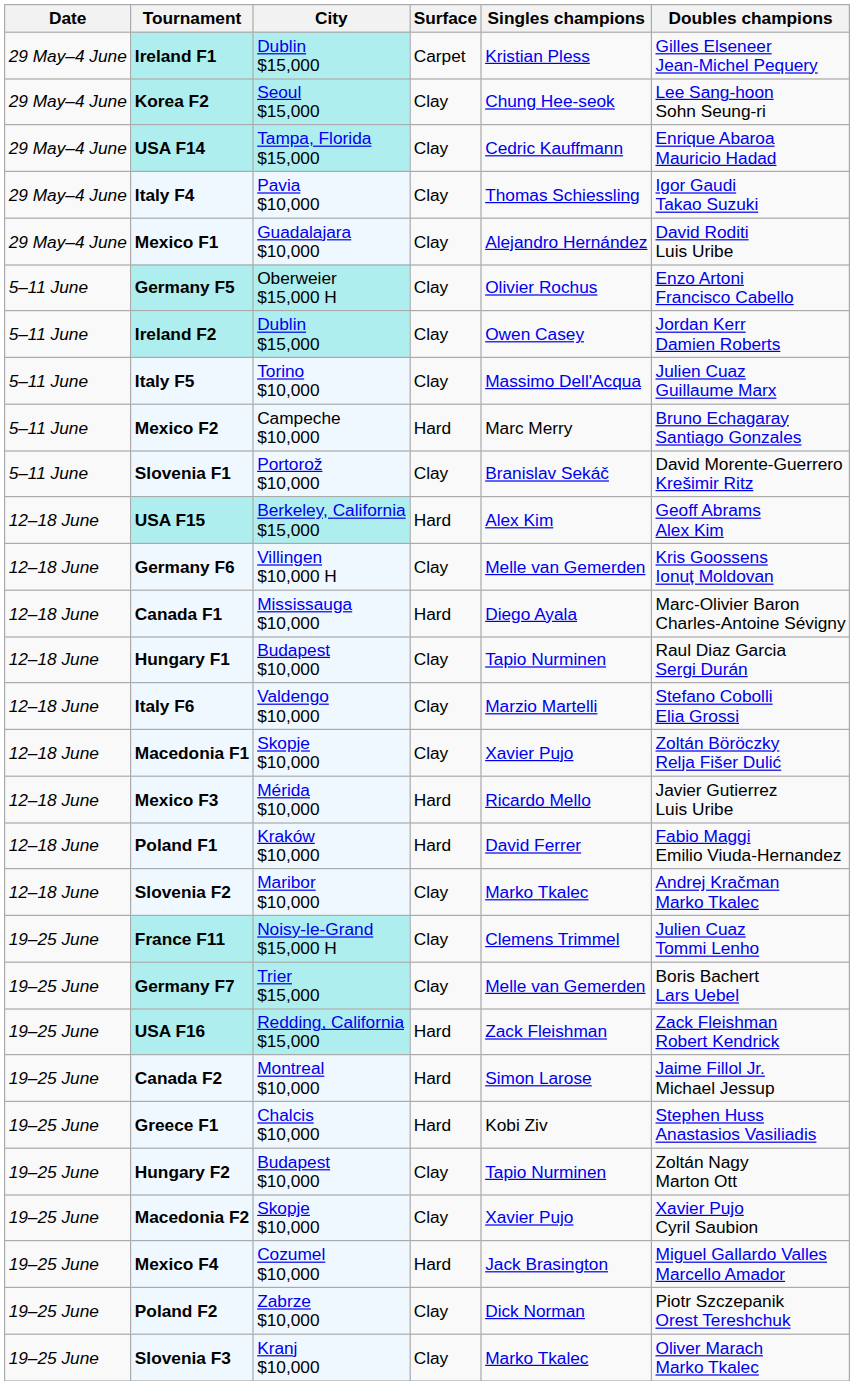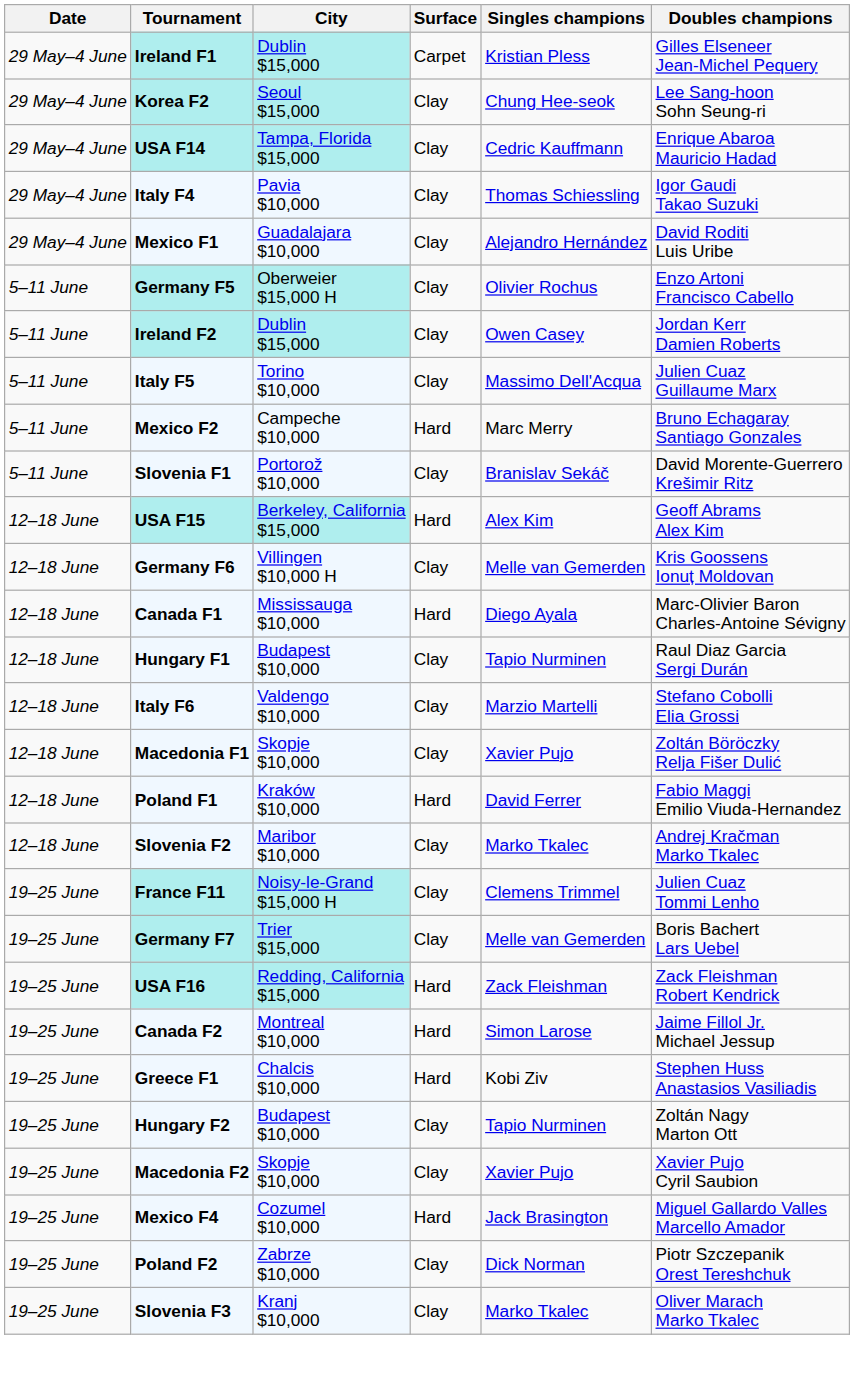- row: (177, 800)
